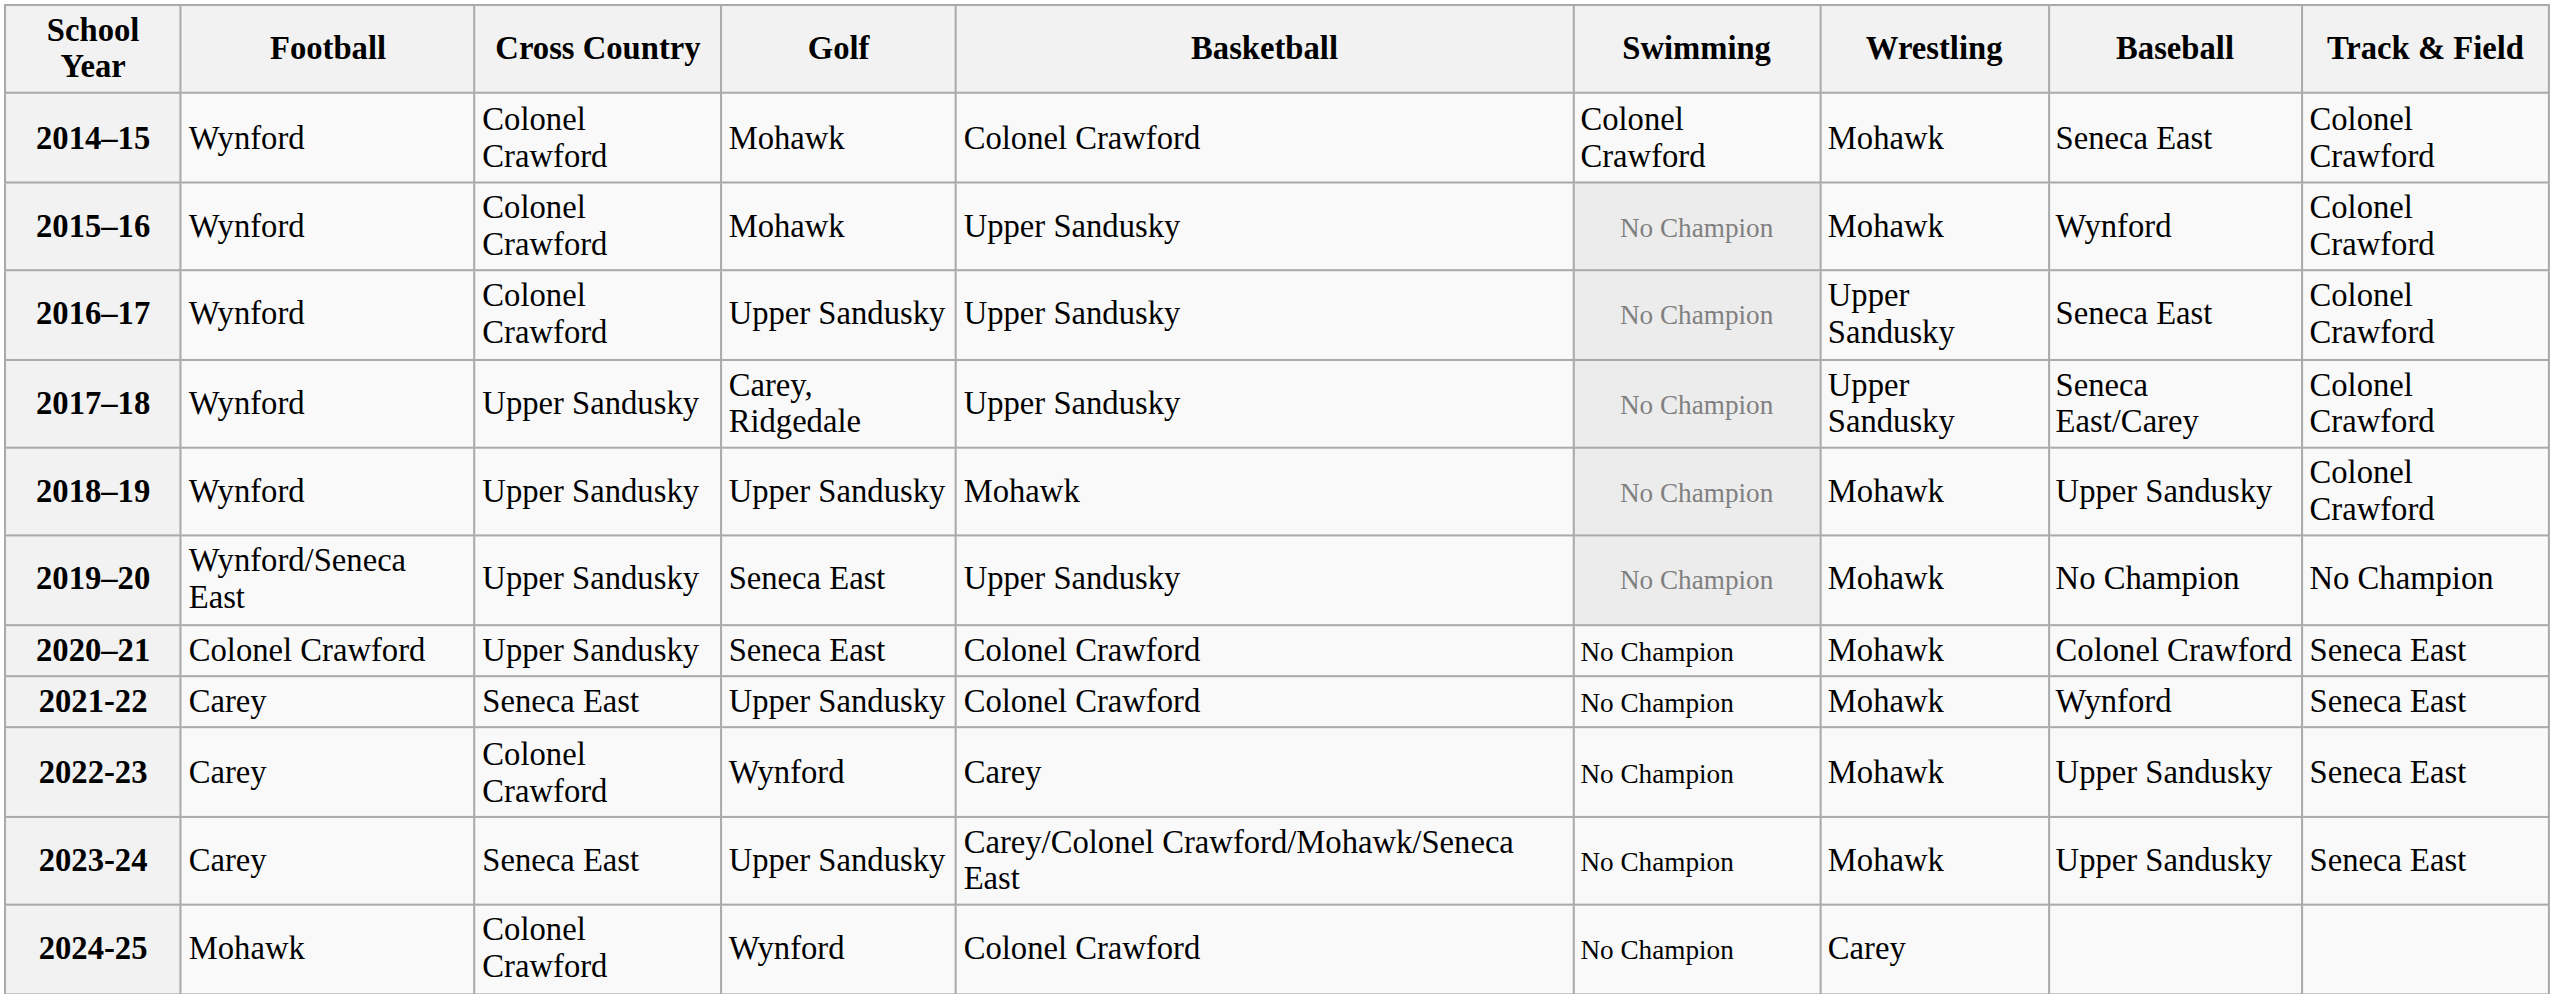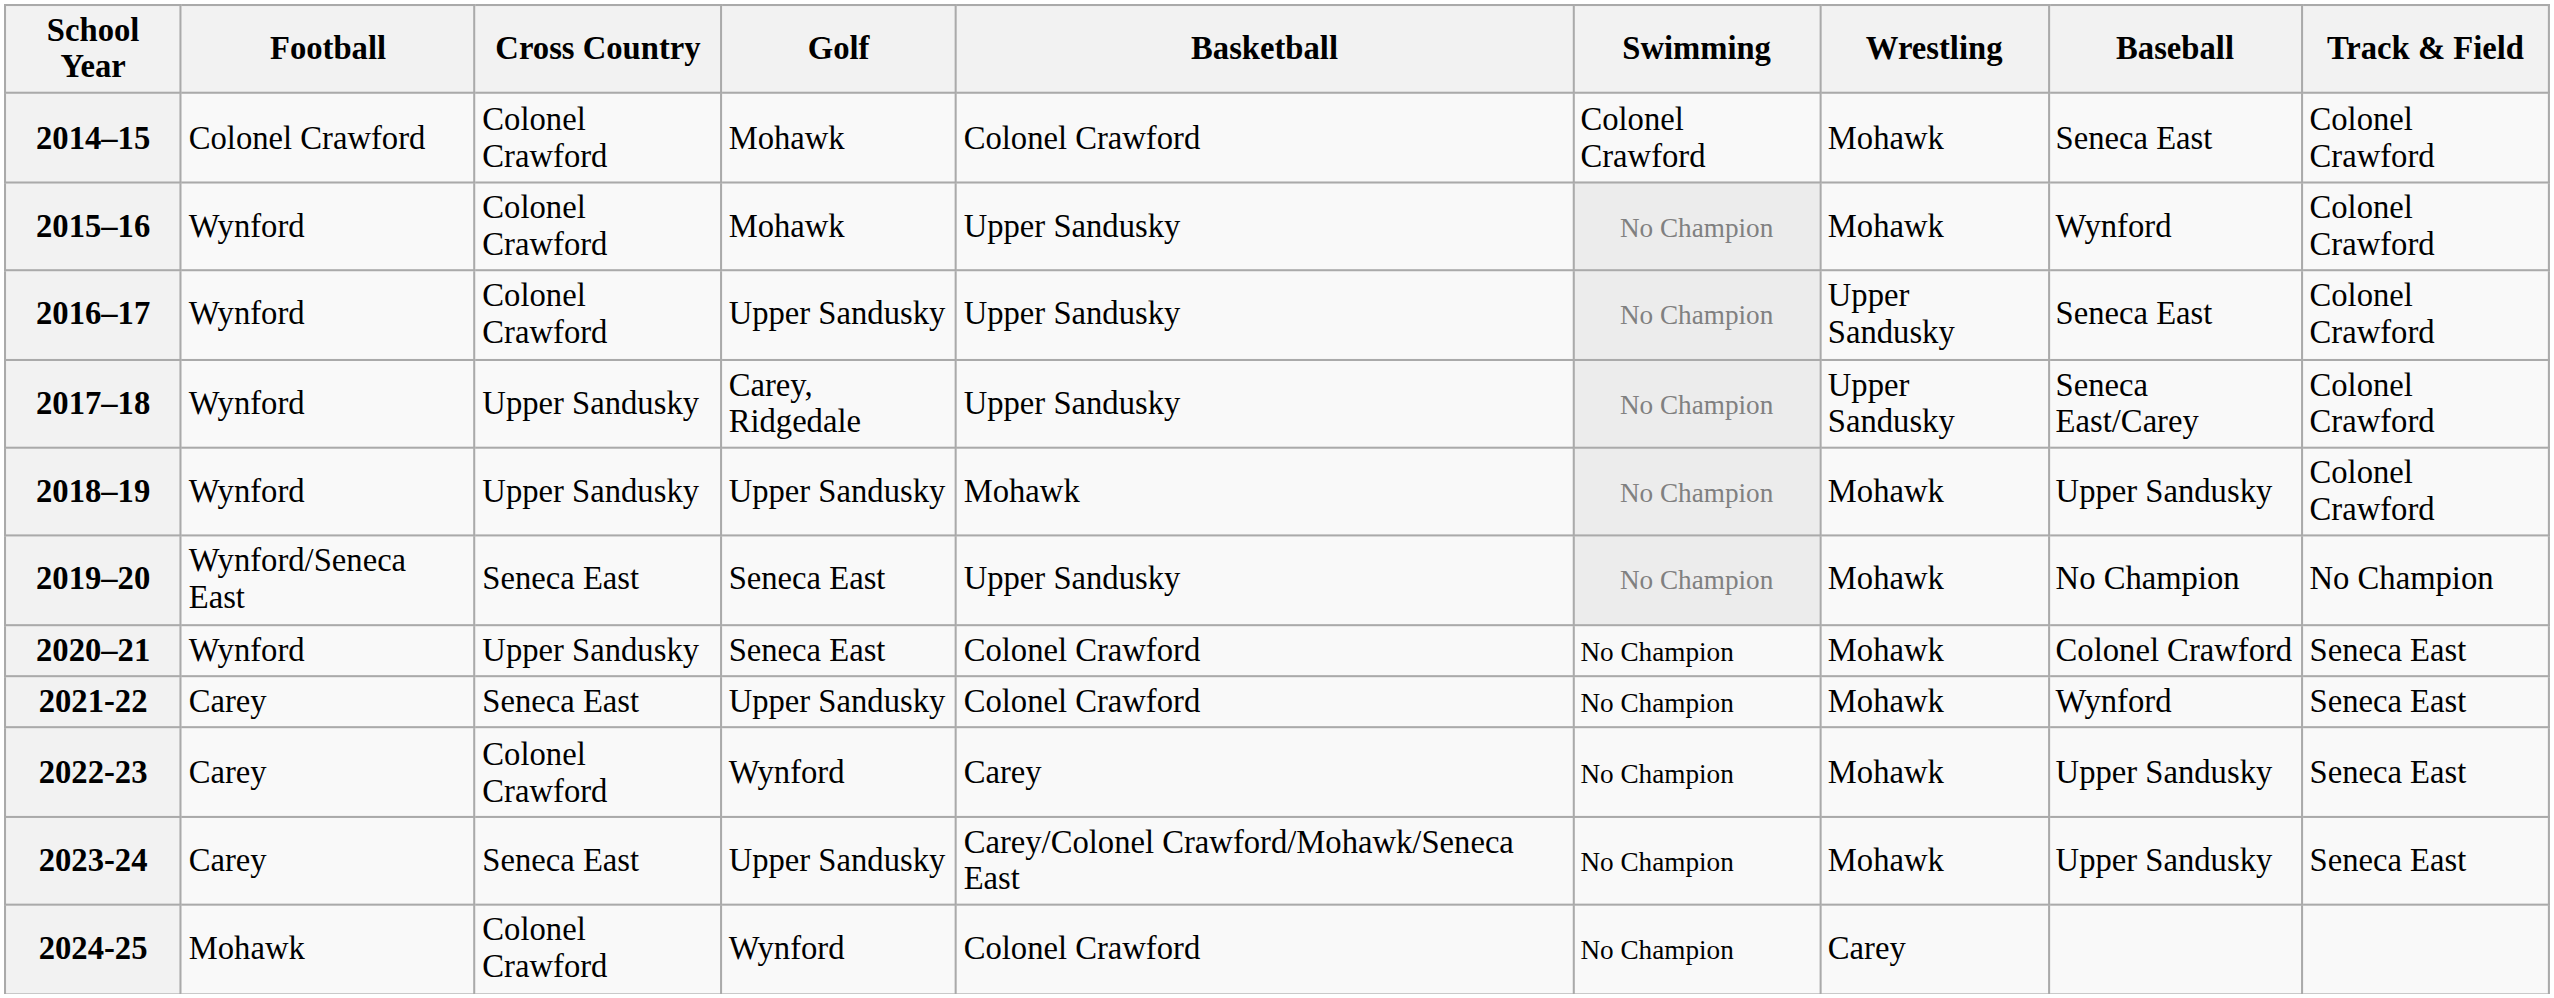(247, 137) Wynford -> (307, 137) Colonel Crawford
(591, 579) Upper Sandusky -> (561, 579) Seneca East
(307, 649) Colonel Crawford -> (247, 649) Wynford
